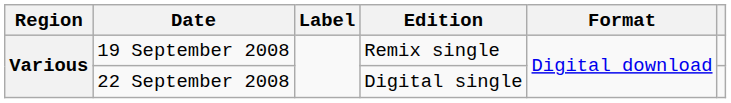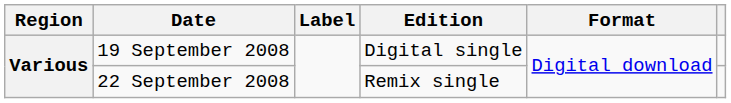(432, 51) Remix single -> (443, 51) Digital single
(443, 82) Digital single -> (432, 82) Remix single
